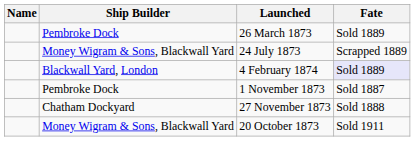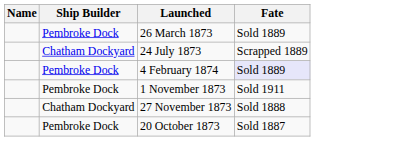(138, 51) Money Wigram & Sons, Blackwall Yard -> (88, 51) Chatham Dockyard
(100, 70) Blackwall Yard, London -> (80, 70) Pembroke Dock
(360, 88) Sold 1887 -> (261, 88) Sold 1911
(138, 126) Money Wigram & Sons, Blackwall Yard -> (80, 126) Pembroke Dock
(360, 126) Sold 1911 -> (261, 126) Sold 1887
